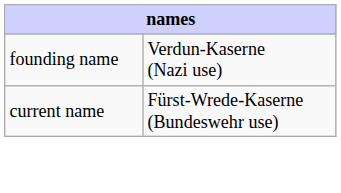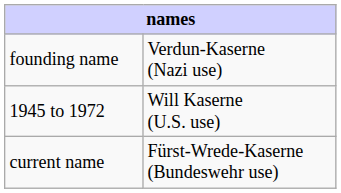+ row: (57, 111)
